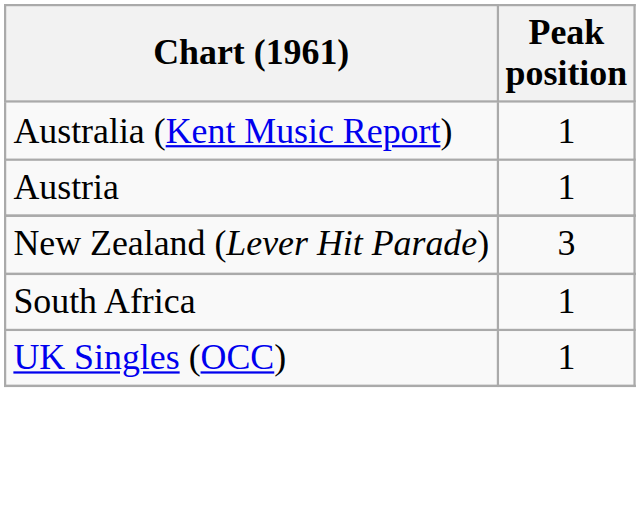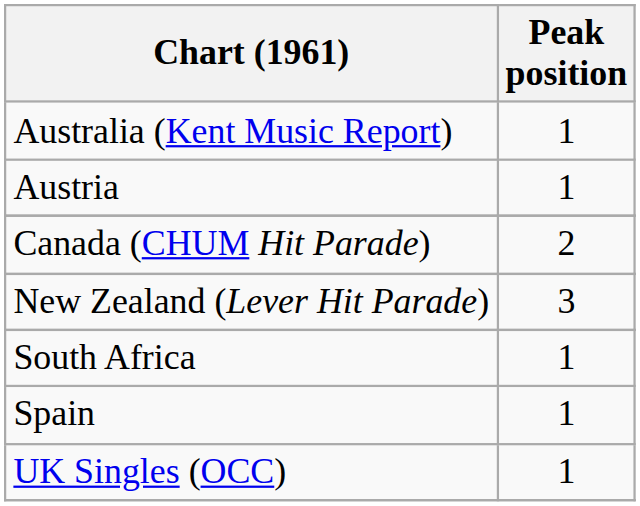+ row: (222, 243)
+ row: (54, 414)
